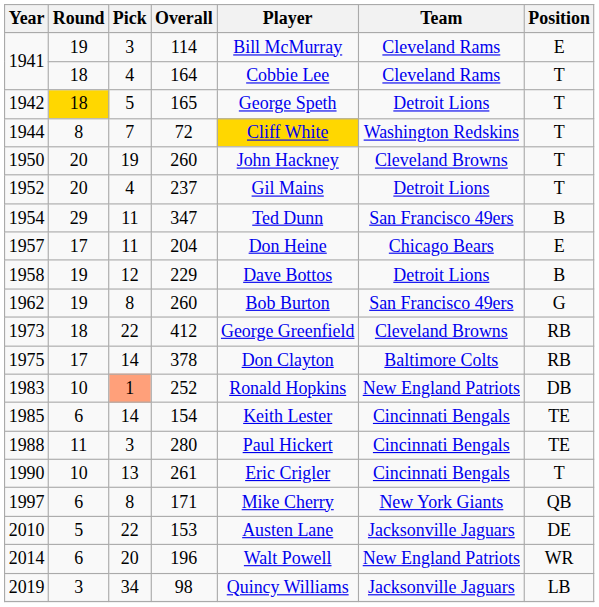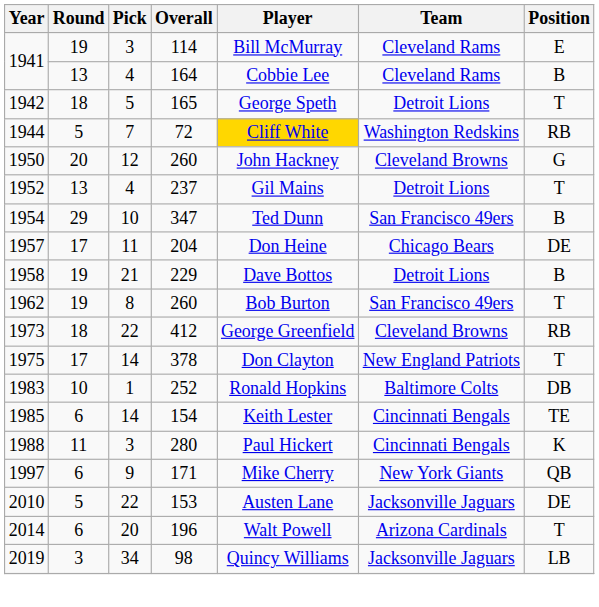(79, 75) 18 -> (79, 75) 13
(559, 75) T -> (559, 75) B
(79, 103) gold background -> (79, 103) no background
(79, 132) 8 -> (79, 132) 5
(559, 132) T -> (559, 132) RB
(130, 160) 19 -> (130, 160) 12
(559, 160) T -> (559, 160) G
(79, 189) 20 -> (79, 189) 13
(130, 217) 11 -> (130, 217) 10
(559, 246) E -> (559, 246) DE
(130, 274) 12 -> (130, 274) 21
(559, 302) G -> (559, 302) T
(441, 359) Baltimore Colts -> (441, 359) New England Patriots
(559, 359) RB -> (559, 359) T
(130, 388) lightsalmon background -> (130, 388) no background
(441, 388) New England Patriots -> (441, 388) Baltimore Colts
(559, 445) TE -> (559, 445) K
- row: (27, 473)
(130, 501) 8 -> (130, 473) 9
(441, 558) New England Patriots -> (441, 530) Arizona Cardinals
(559, 558) WR -> (559, 530) T
